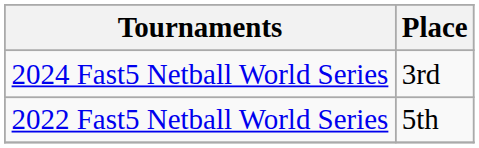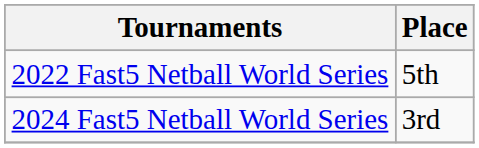rows swapped: (200, 119) <-> (200, 73)
